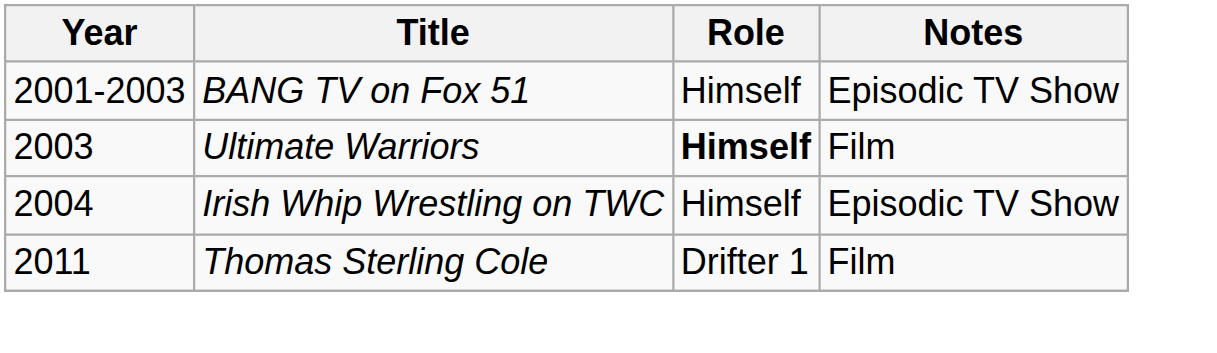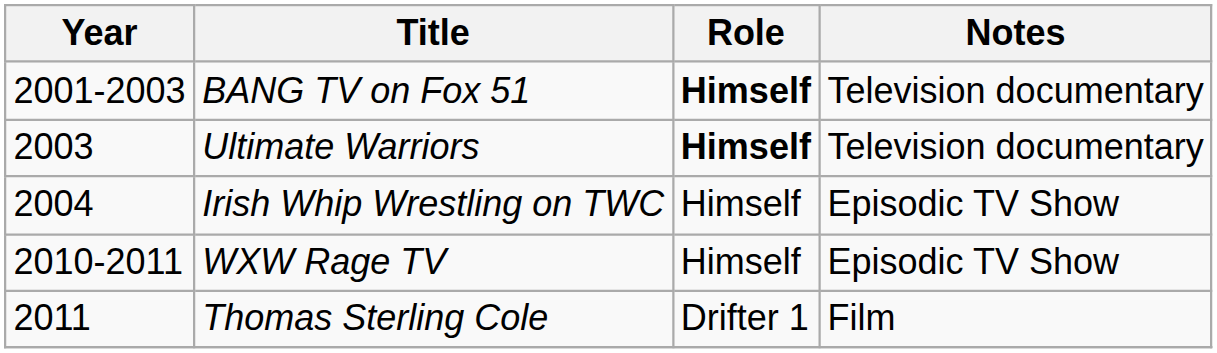(741, 90) normal -> (746, 90) bold
(973, 90) Episodic TV Show -> (1016, 90) Television documentary
(861, 147) Film -> (1016, 147) Television documentary
+ row: (324, 261)
